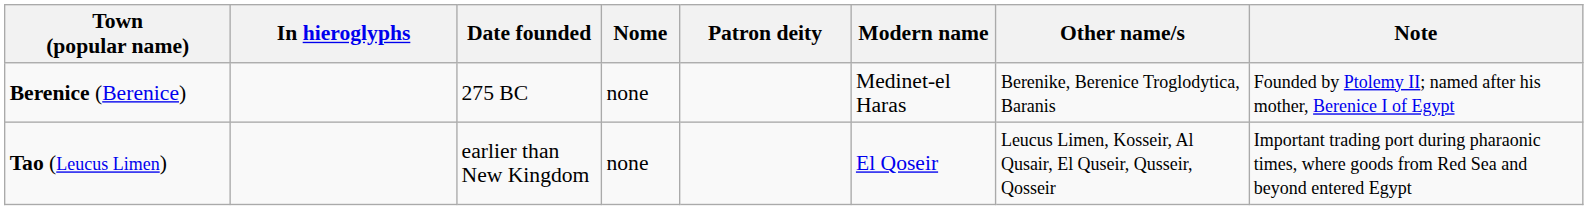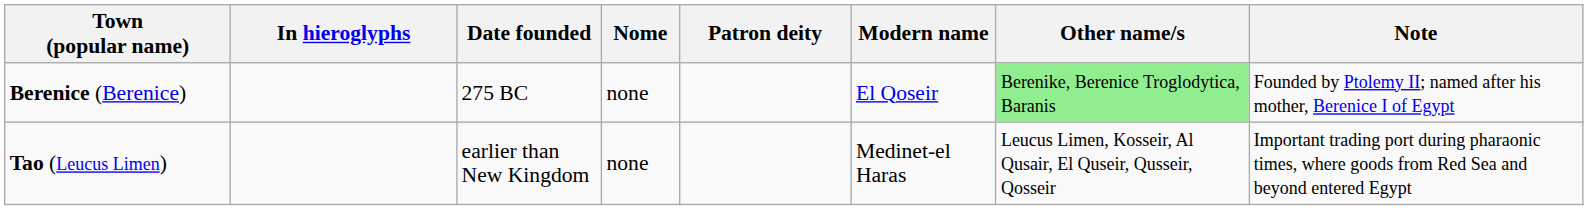(903, 92) Medinet-el Haras -> (897, 92) El Qoseir
(1120, 93) no background -> (1120, 93) lightgreen background
(897, 163) El Qoseir -> (903, 163) Medinet-el Haras
